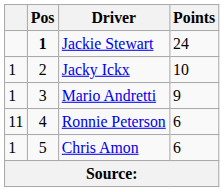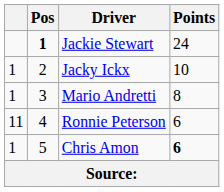(177, 95) 9 -> (177, 95) 8
(177, 148) normal -> (177, 148) bold
